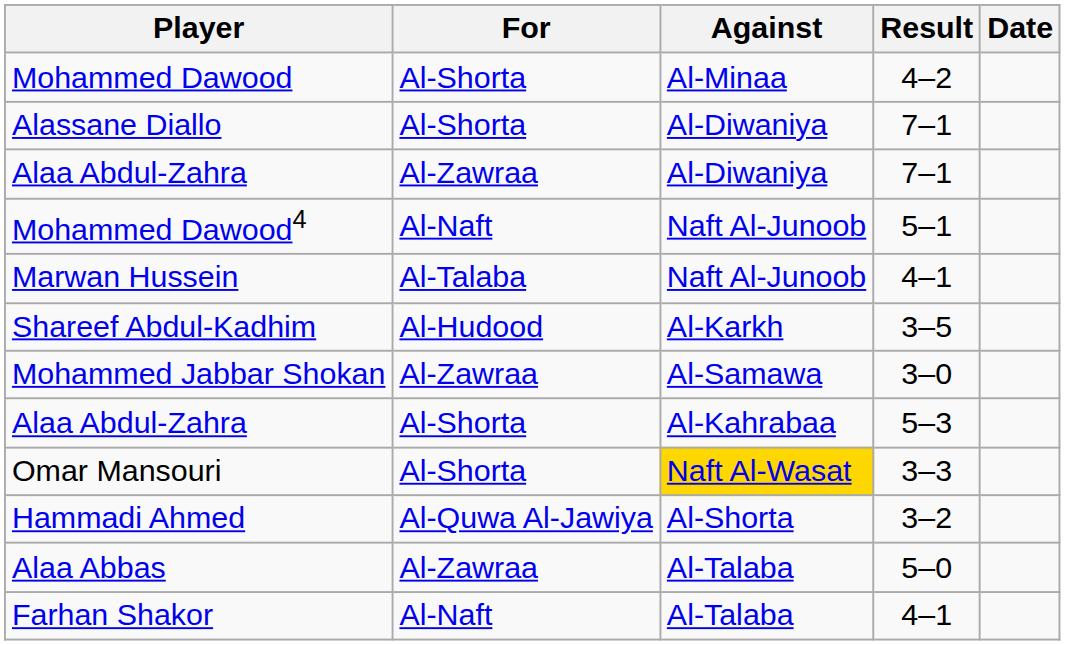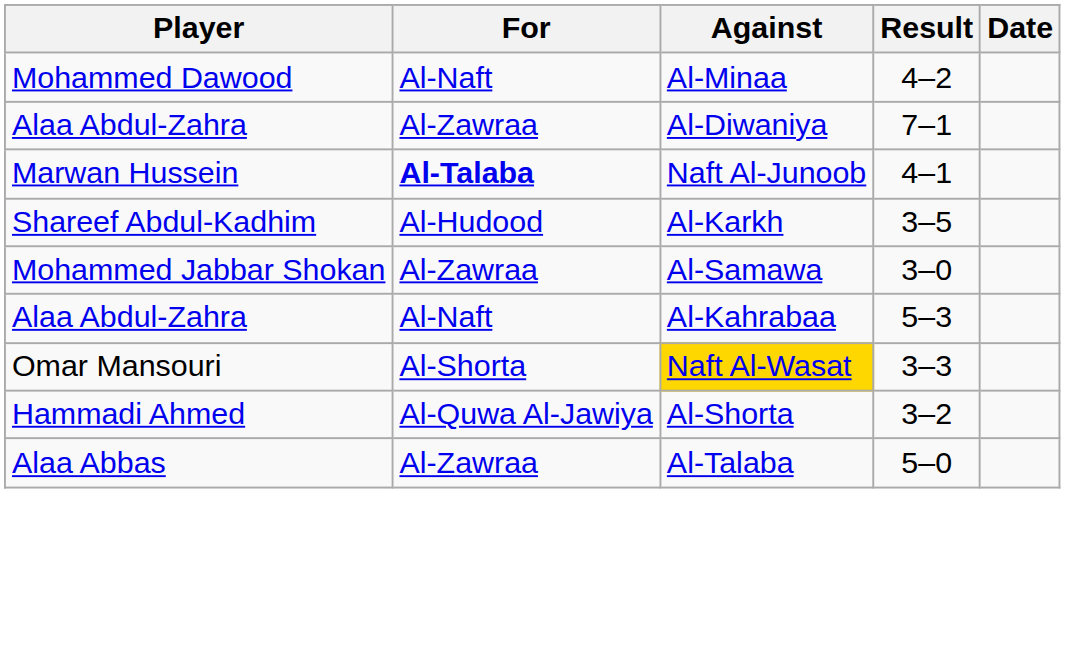(463, 76) Al-Shorta -> (446, 76) Al-Naft
- row: (117, 125)
- row: (159, 225)
(463, 277) normal -> (467, 173) bold
(463, 422) Al-Shorta -> (446, 317) Al-Naft
- row: (113, 615)
